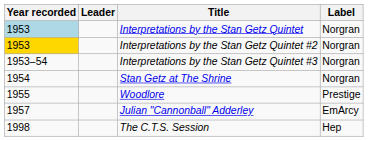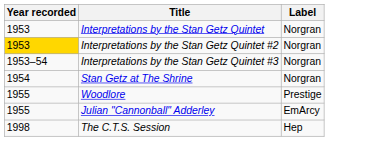- column: (98, 12)
(18, 29) lightblue background -> (18, 29) no background
(18, 111) 1957 -> (18, 111) 1955
